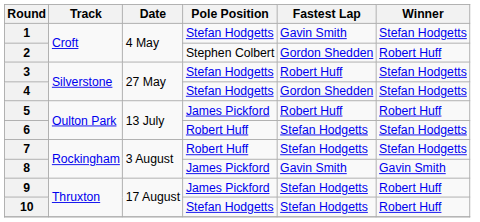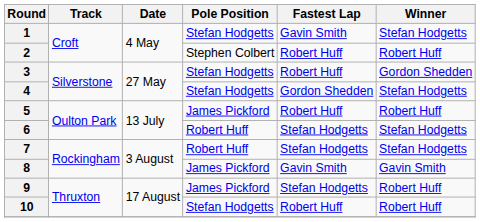(327, 52) Gordon Shedden -> (311, 52) Robert Huff
(423, 72) Stefan Hodgetts -> (426, 72) Gordon Shedden
(324, 207) Stefan Hodgetts -> (311, 207) Robert Huff
